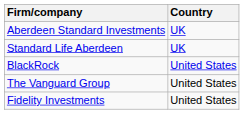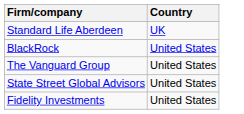- row: (86, 30)
+ row: (76, 83)
